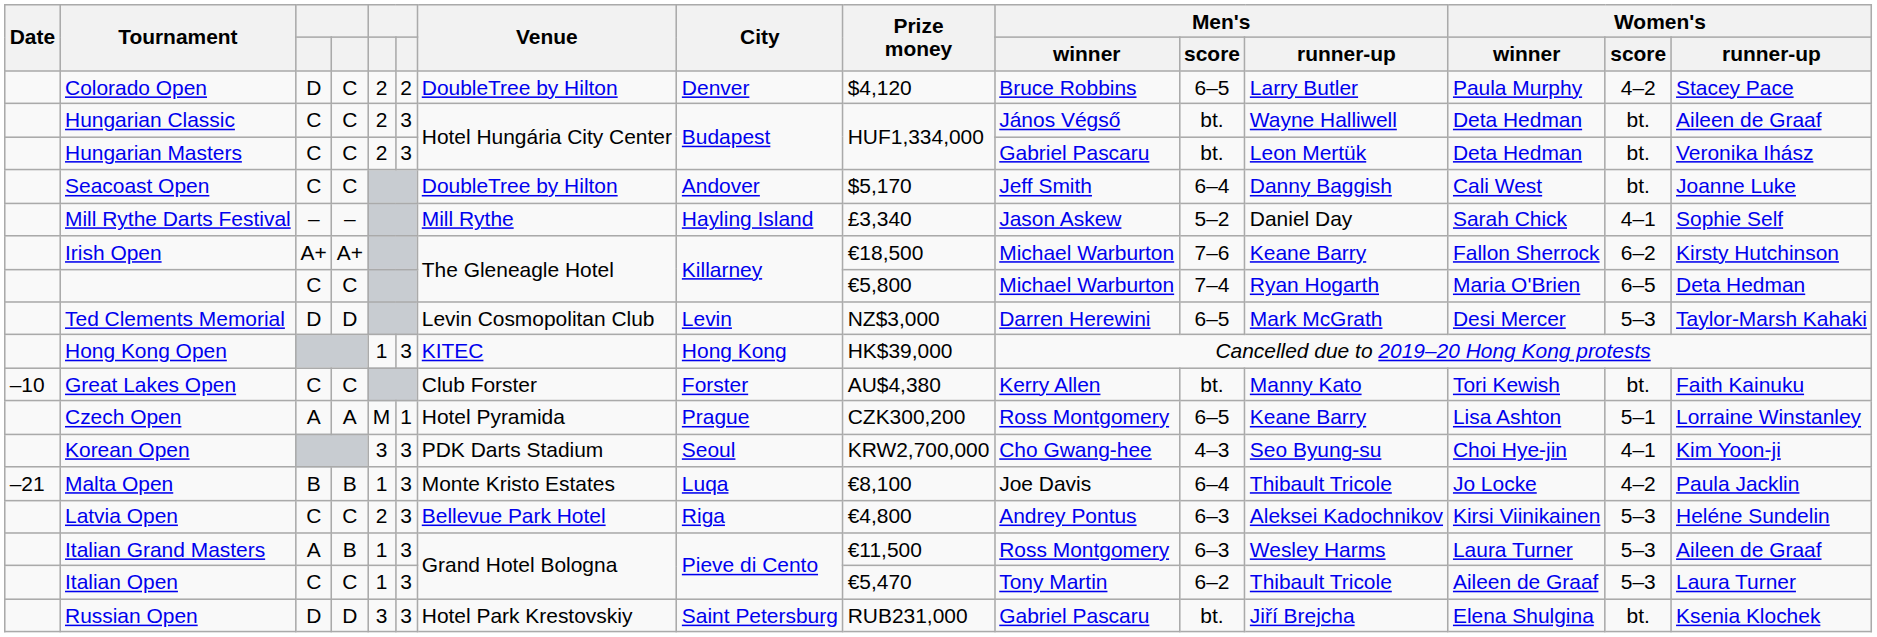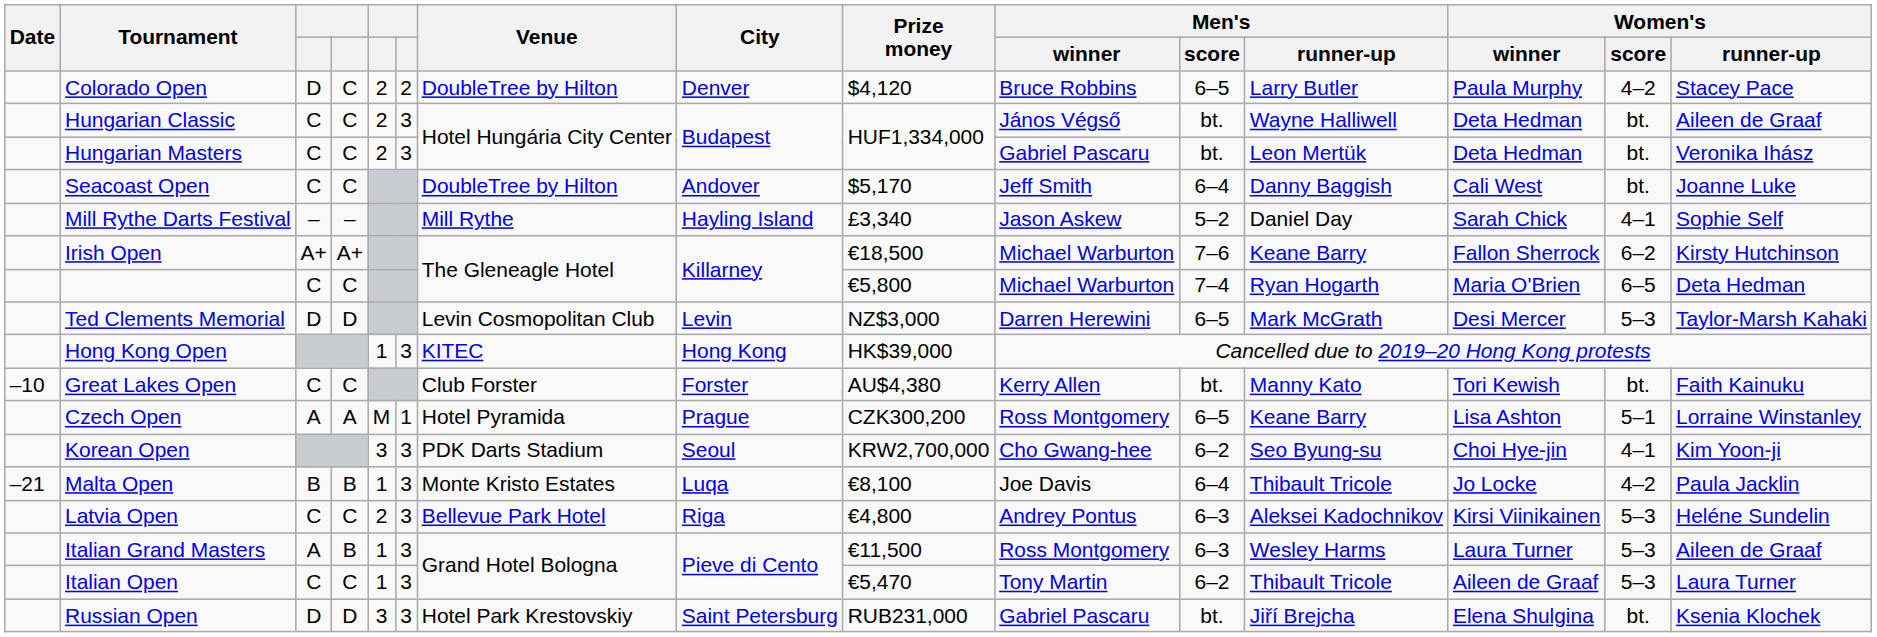(1212, 450) 4–3 -> (1212, 450) 6–2
